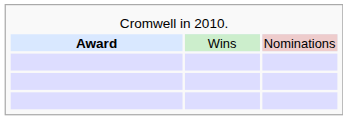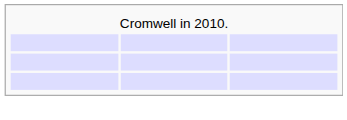- row: (97, 43)
